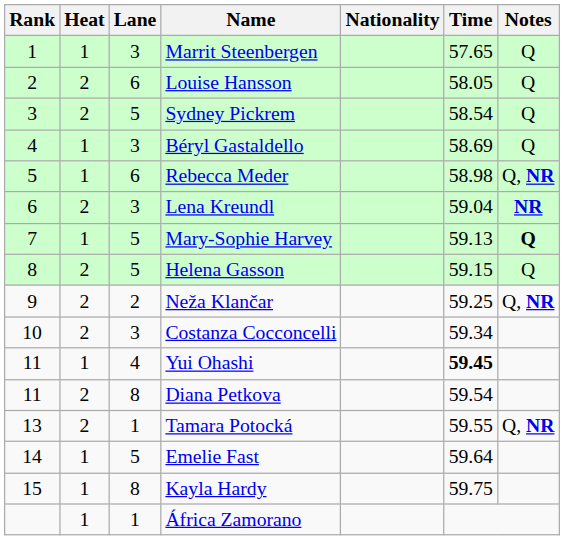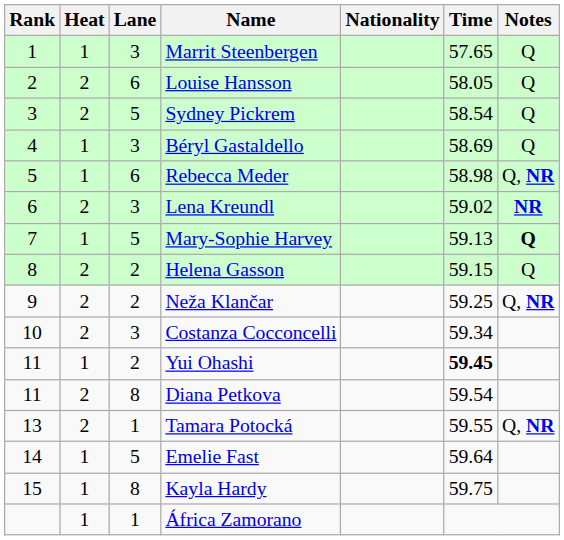(471, 207) 59.04 -> (471, 207) 59.02
(135, 269) 5 -> (135, 269) 2
(135, 363) 4 -> (135, 363) 2
